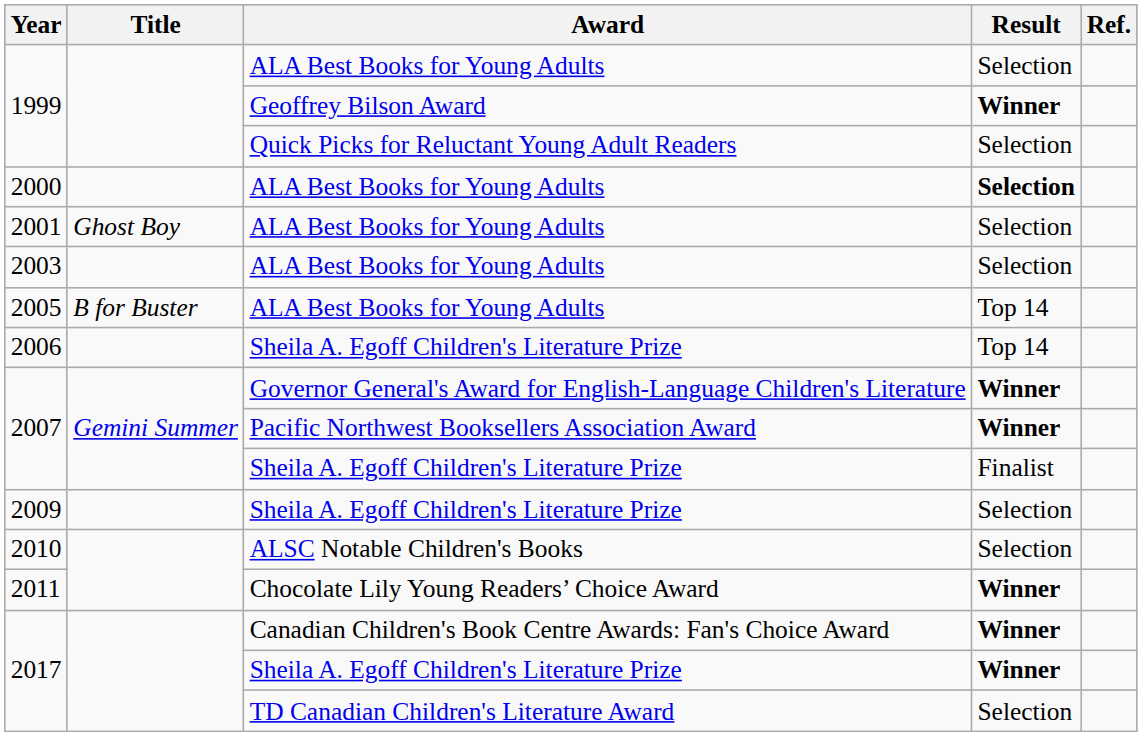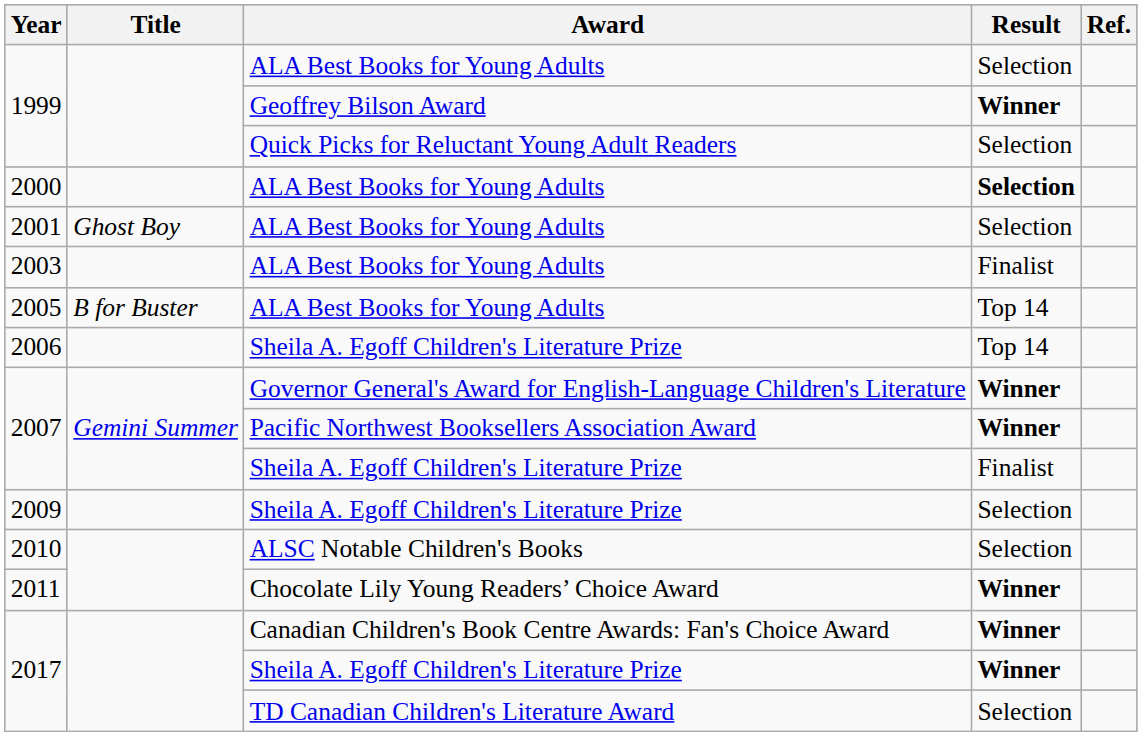(1025, 266) Selection -> (1016, 266) Finalist
